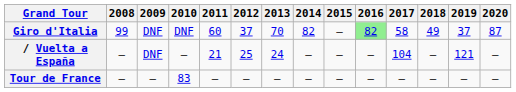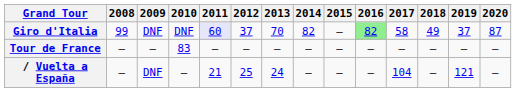(215, 31) no background -> (215, 31) lavender background
rows swapped: (55, 78) <-> (55, 55)
